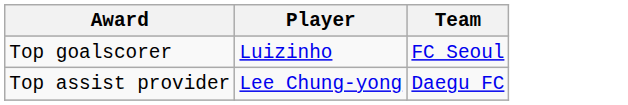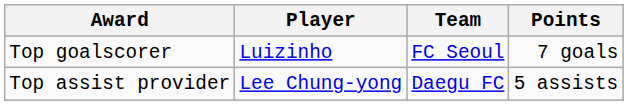+ column: (566, 21)
